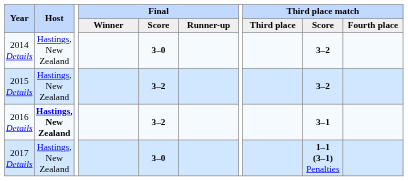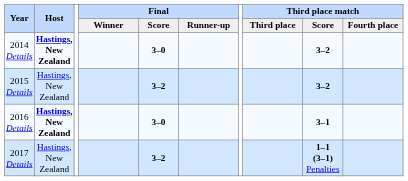(54, 50) normal -> (54, 50) bold
(158, 122) 3–2 -> (158, 122) 3–0
(158, 158) 3–0 -> (158, 158) 3–2
